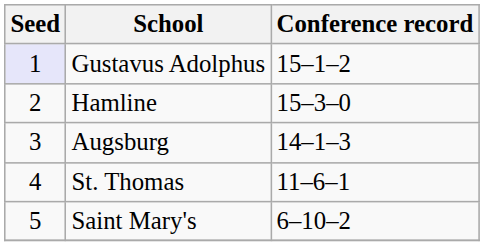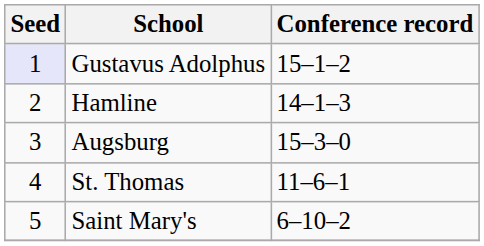(314, 102) 15–3–0 -> (314, 102) 14–1–3
(314, 142) 14–1–3 -> (314, 142) 15–3–0
